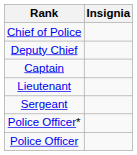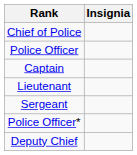rows swapped: (44, 50) <-> (44, 141)
